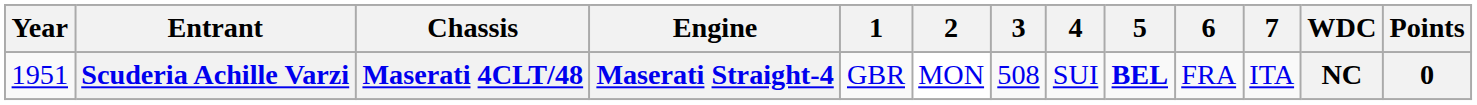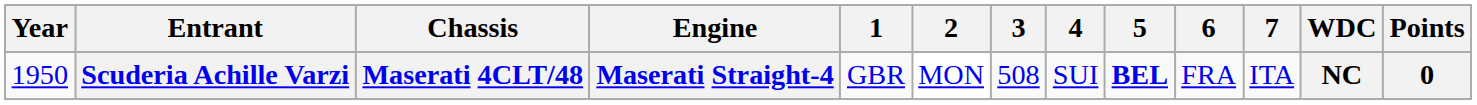(40, 74) 1951 -> (40, 74) 1950
